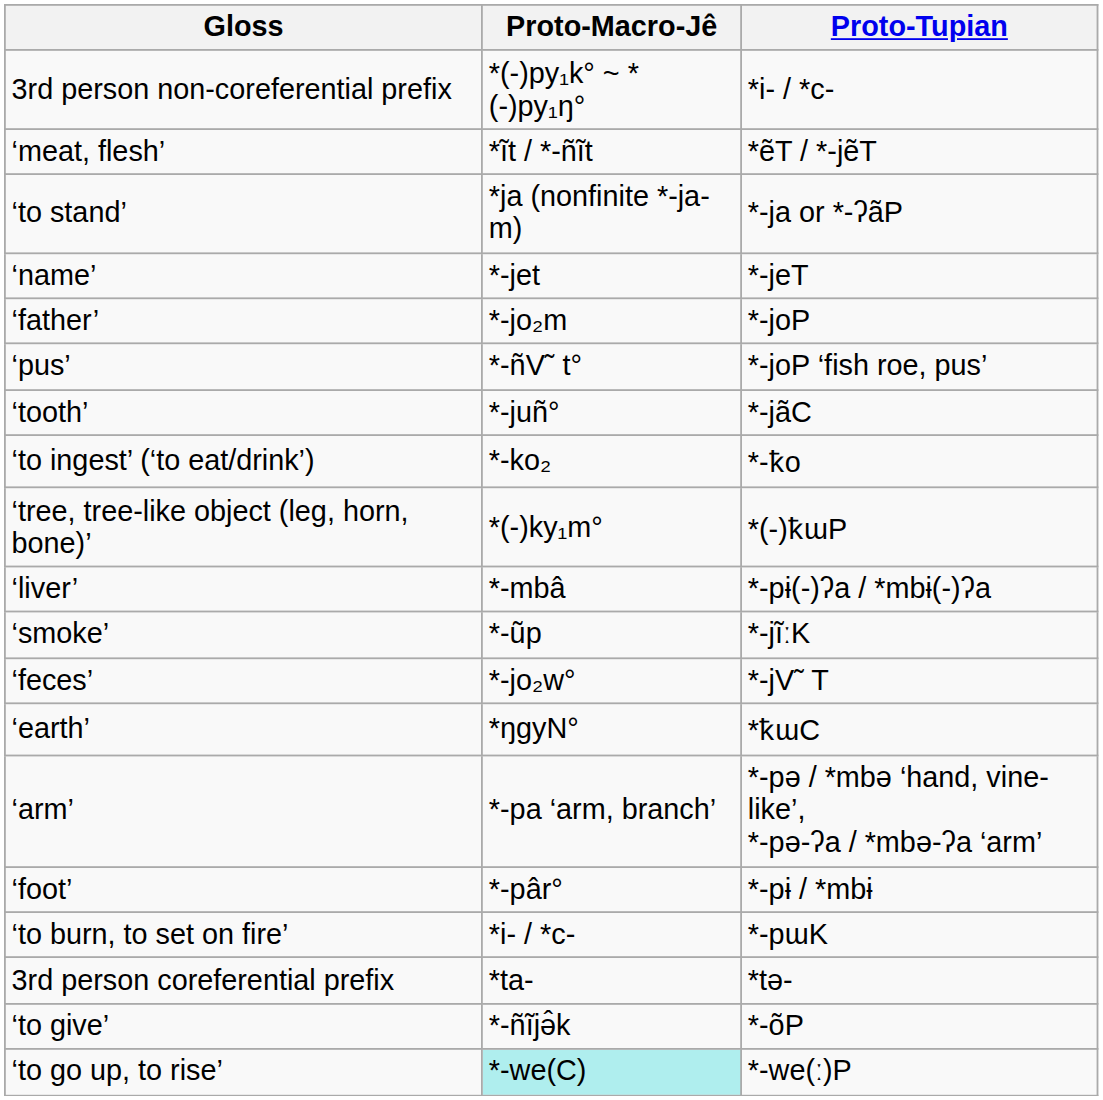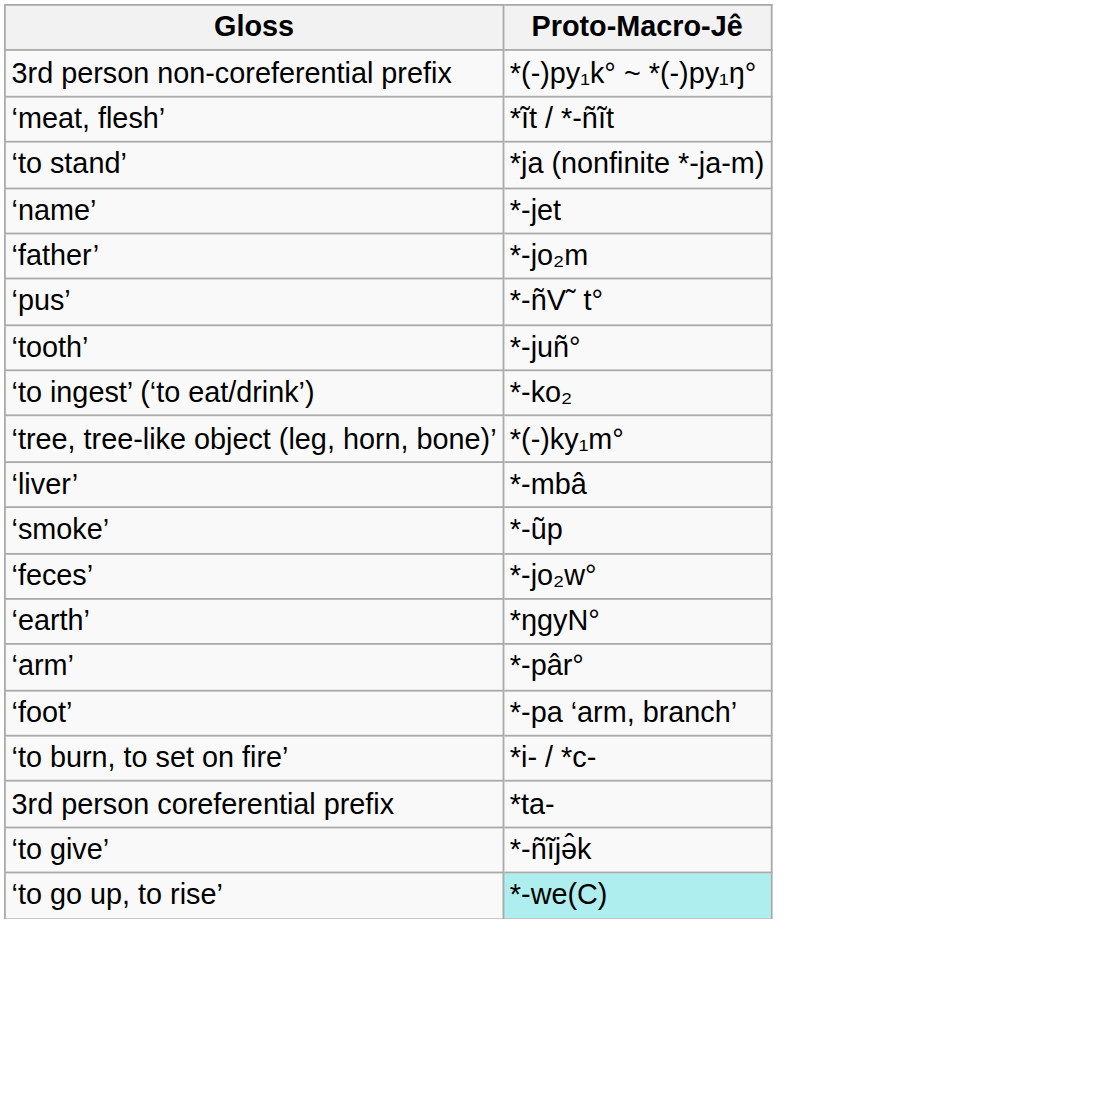- column: (919, 27)
(602, 810) *-pa ‘arm, branch’ -> (547, 666) *-pâr°
(526, 888) *-pâr° -> (624, 712) *-pa ‘arm, branch’
